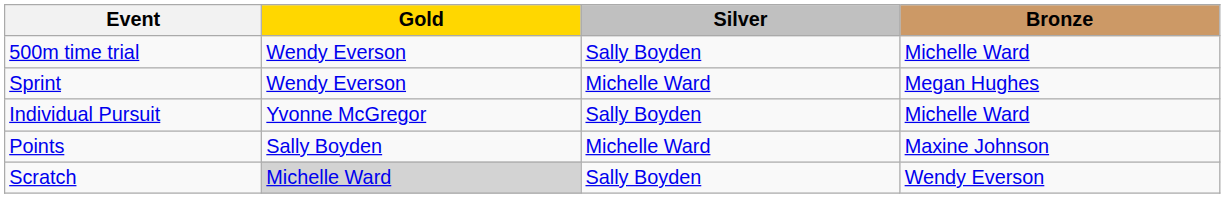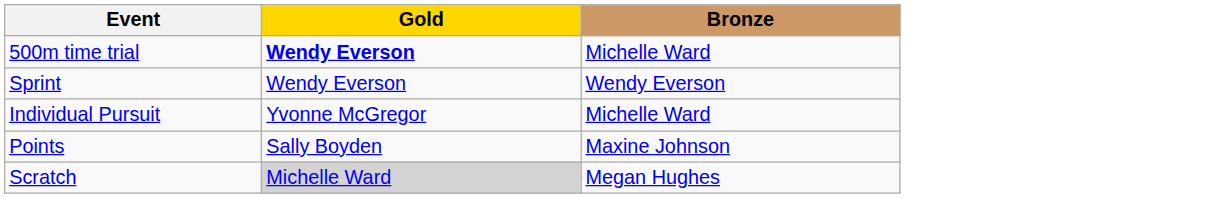- column: (740, 20)
(336, 51) normal -> (341, 51) bold
(972, 83) Megan Hughes -> (655, 83) Wendy Everson
(974, 177) Wendy Everson -> (653, 177) Megan Hughes
